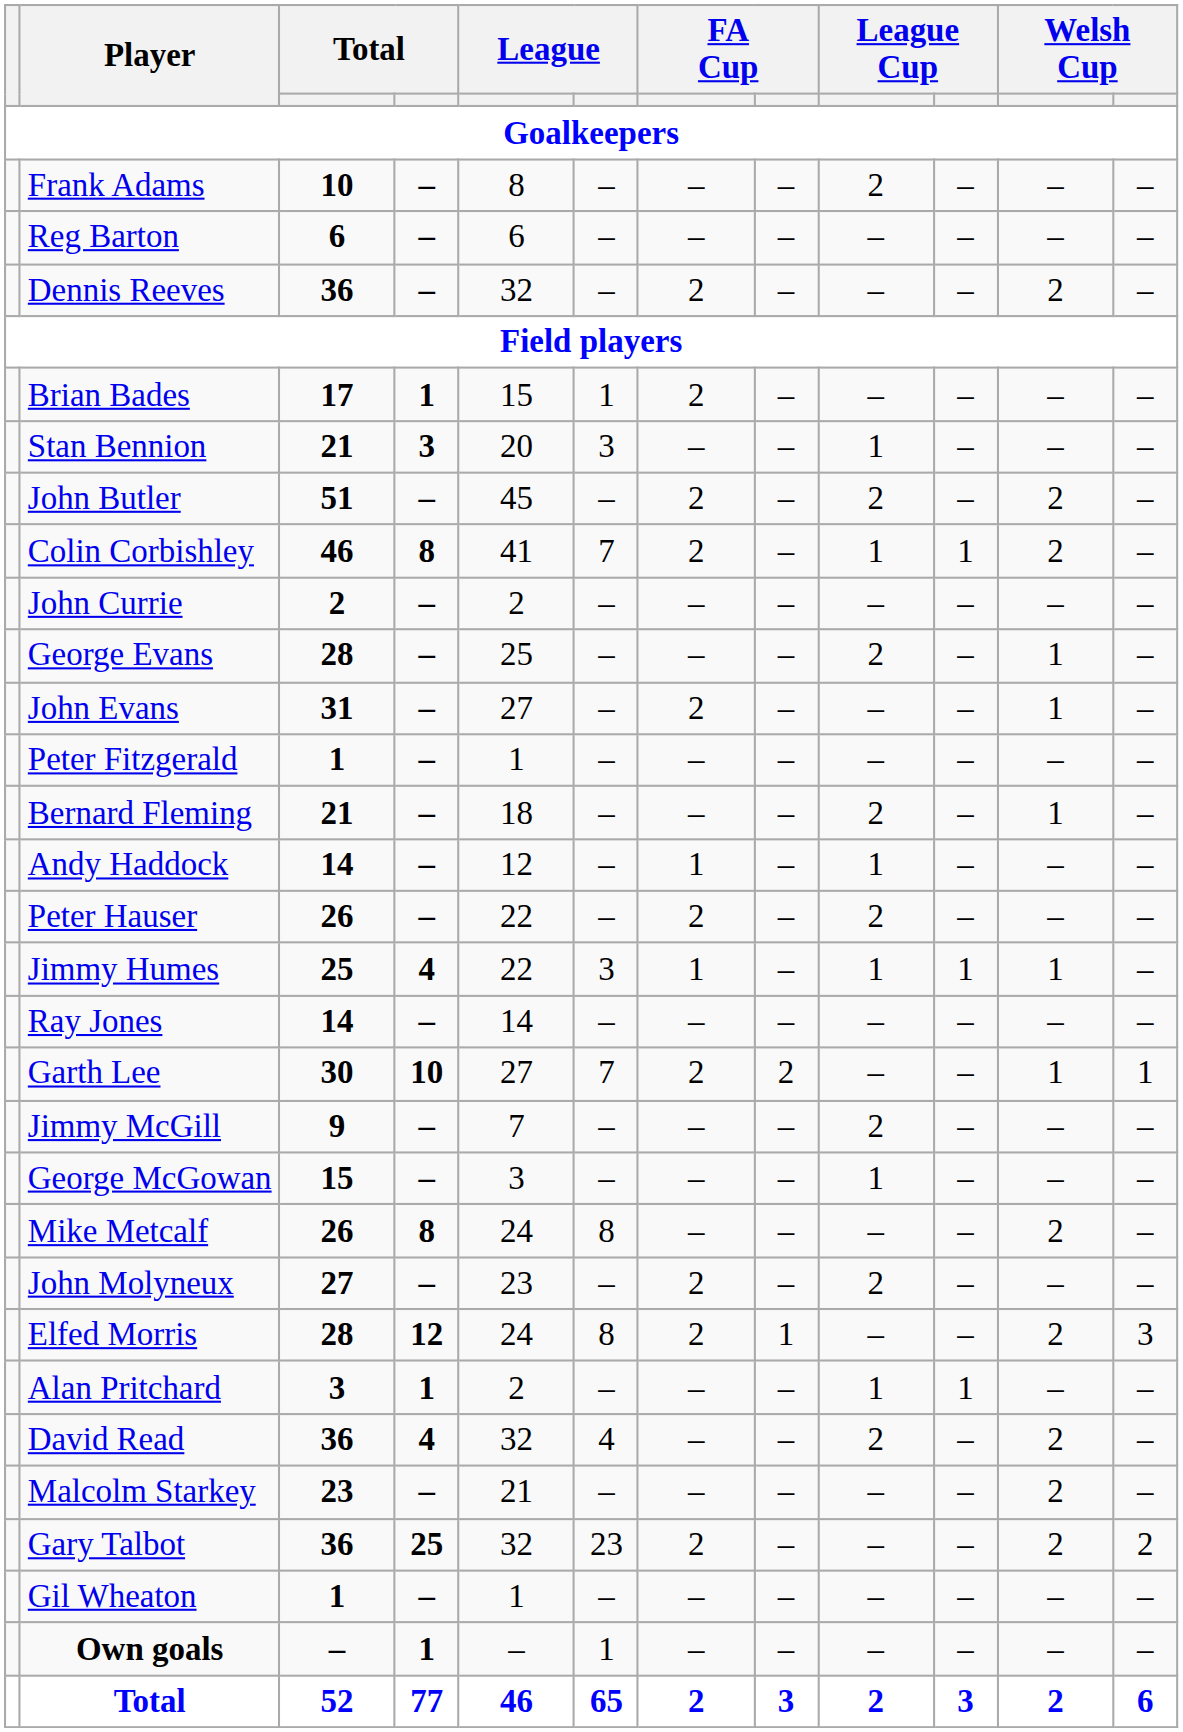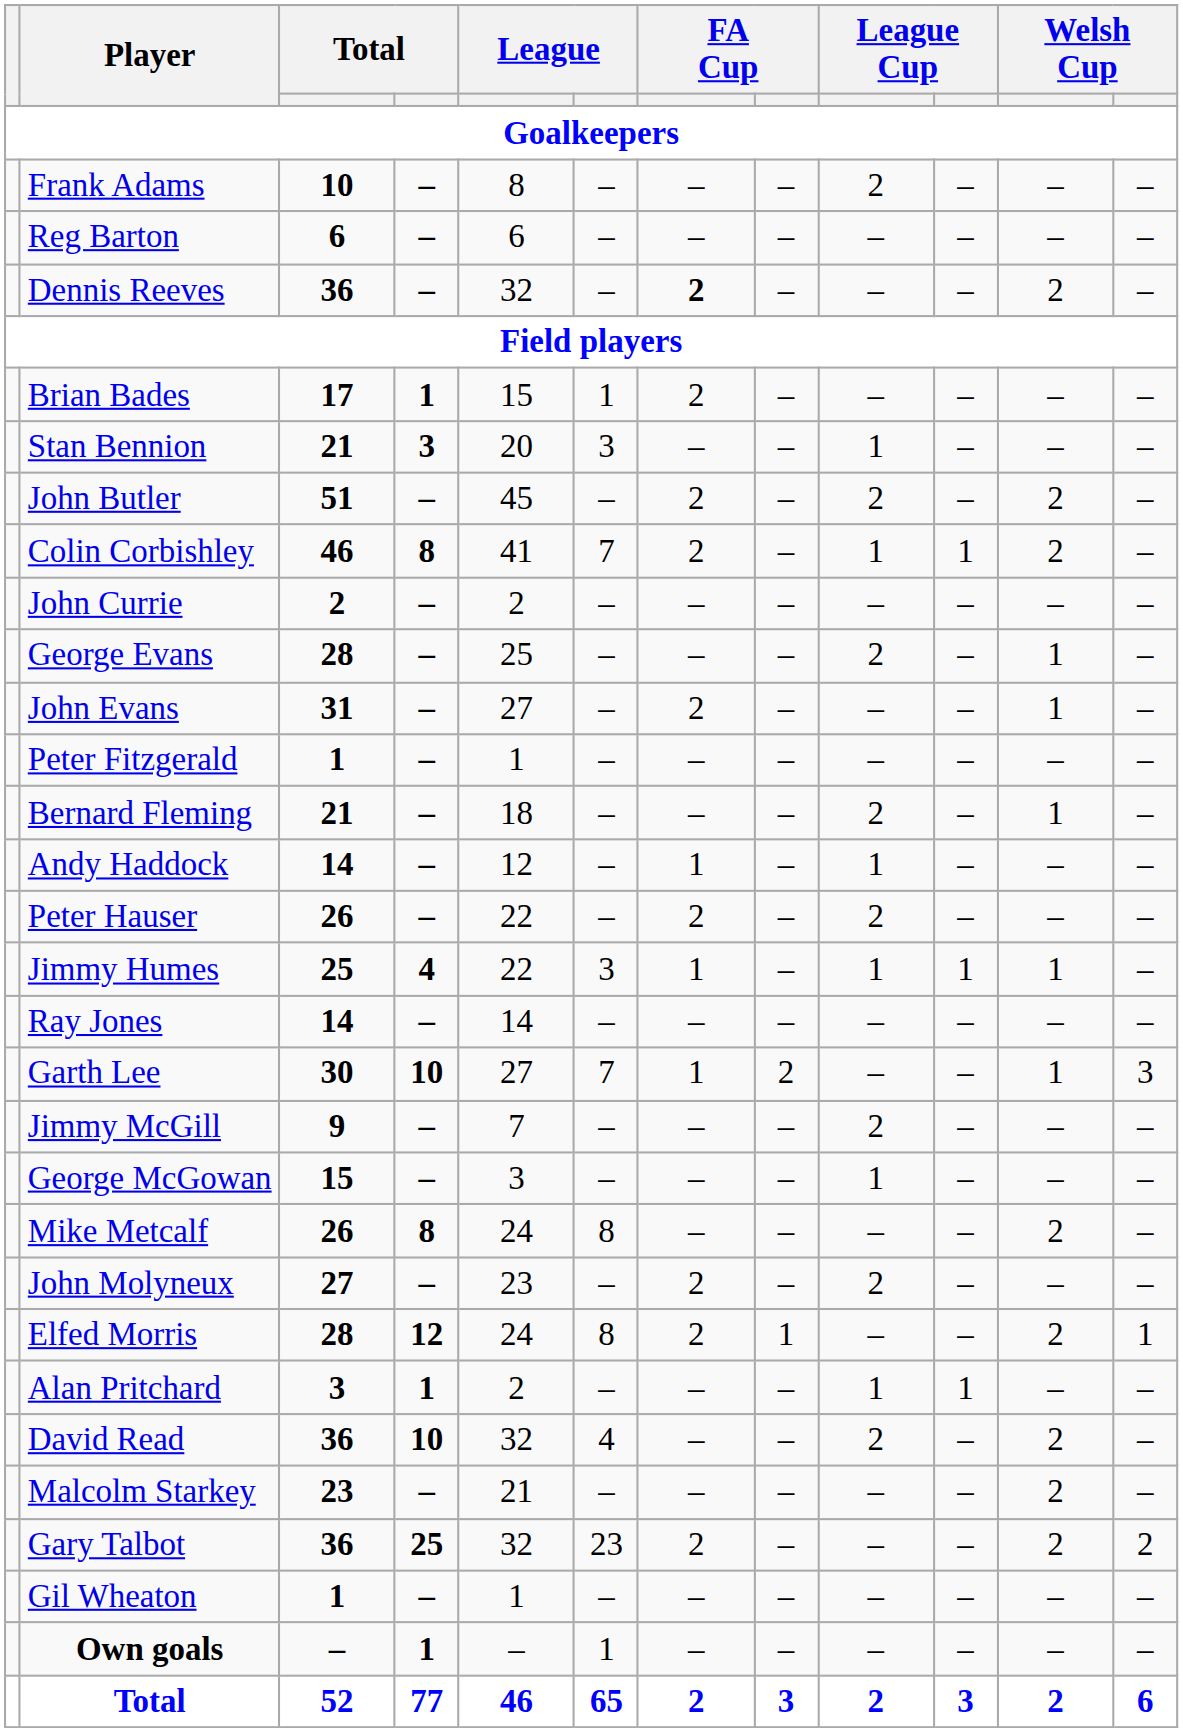(696, 289) normal -> (696, 289) bold
(696, 1073) 2 -> (696, 1073) 1
(1145, 1073) 1 -> (1145, 1073) 3
(1145, 1334) 3 -> (1145, 1334) 1
(427, 1439) 4 -> (427, 1439) 10
